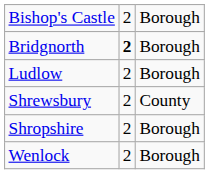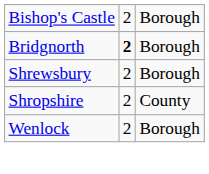- row: (35, 73)
(165, 100) County -> (170, 73) Borough
(170, 127) Borough -> (165, 100) County
